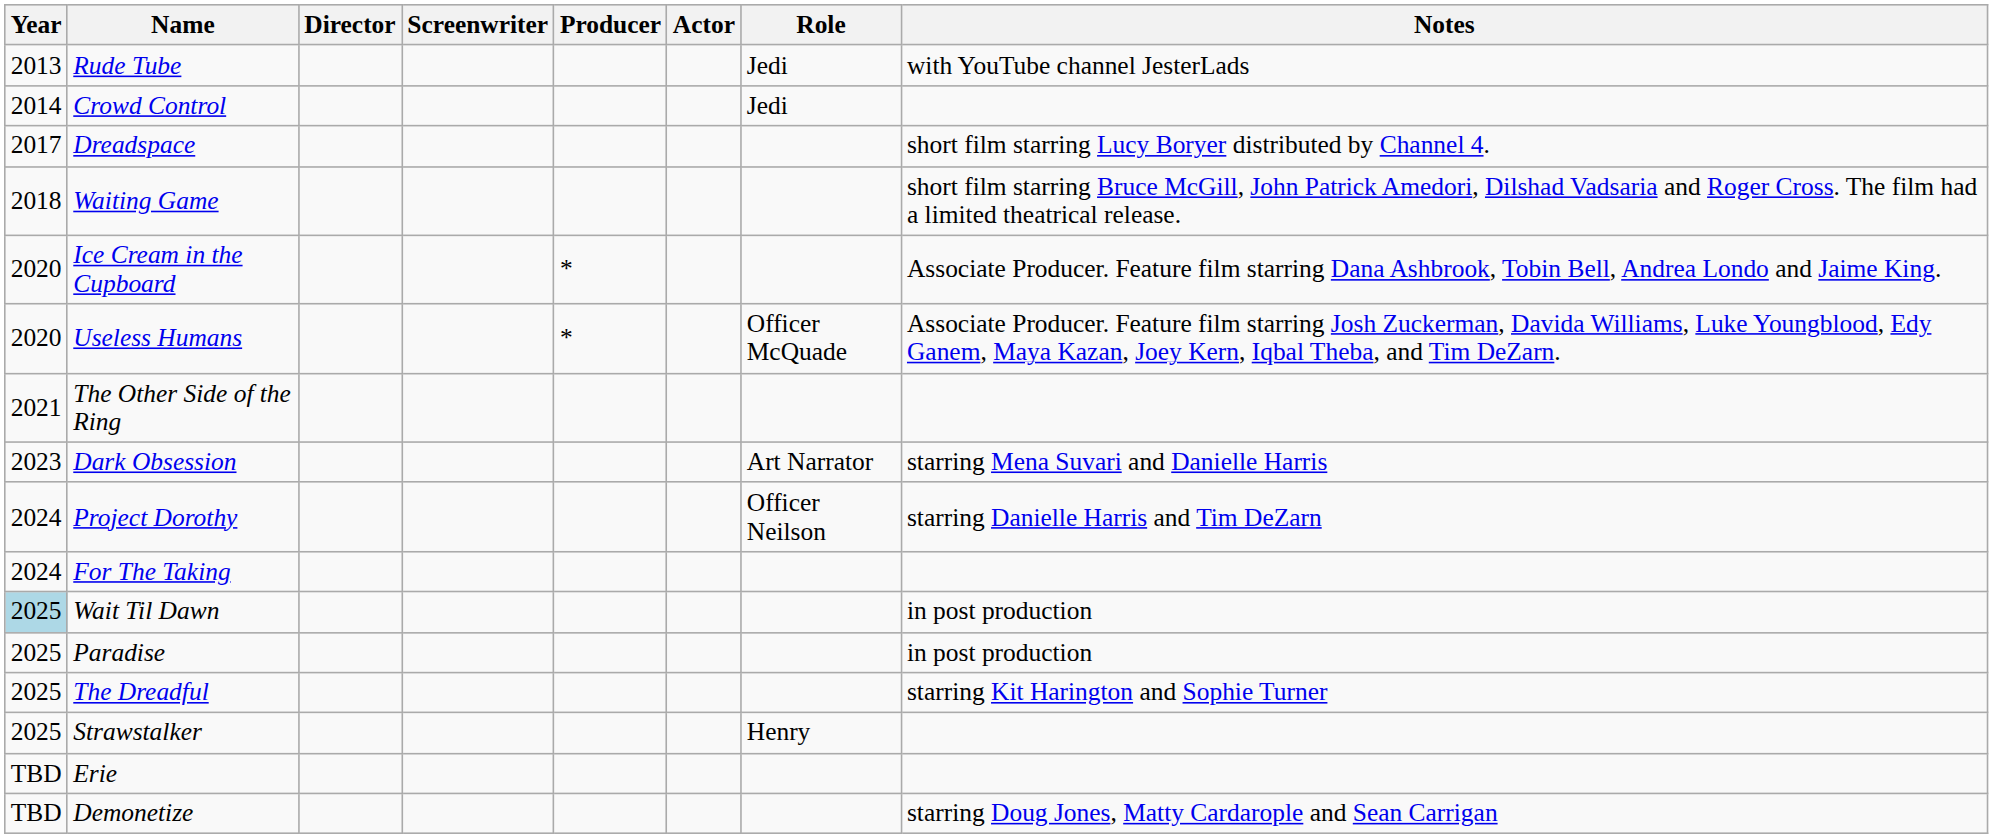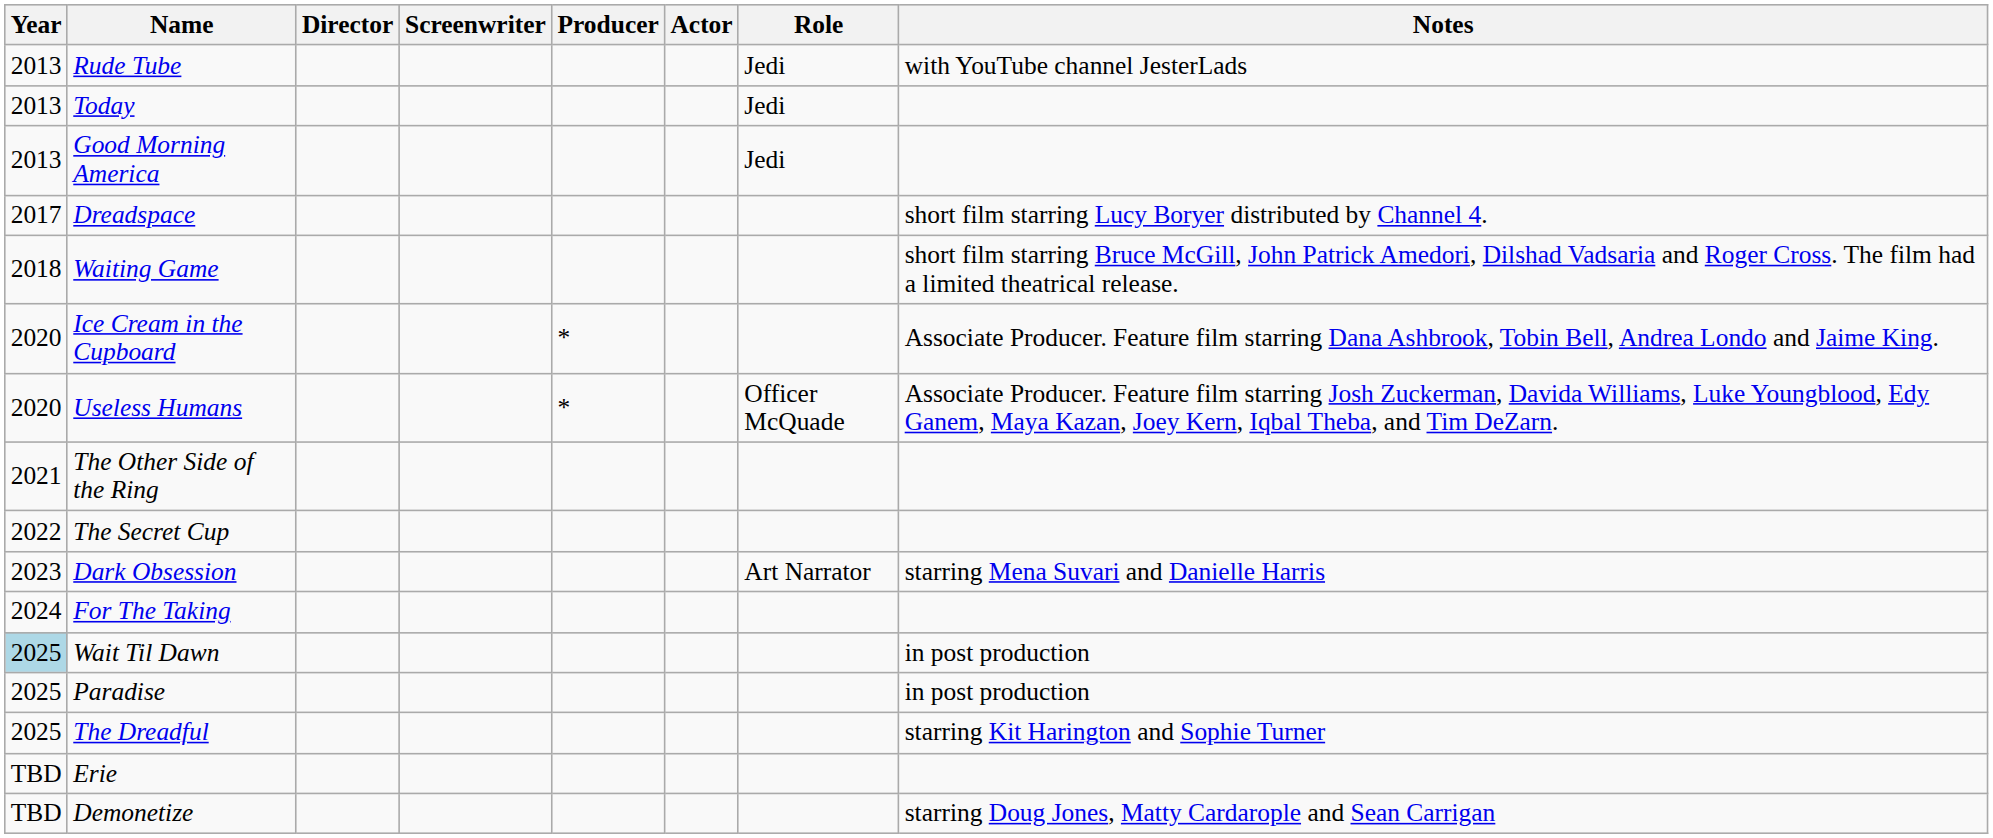+ row: (104, 105)
+ row: (149, 160)
- row: (150, 105)
+ row: (151, 530)
- row: (155, 516)
- row: (138, 732)
